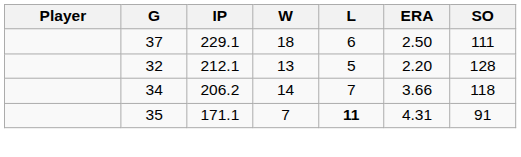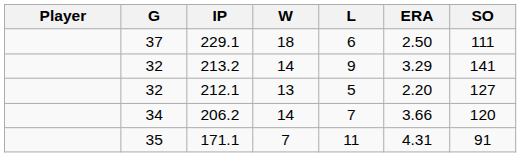+ row: (220, 66)
(483, 66) 128 -> (483, 90) 127
(483, 90) 118 -> (483, 115) 120
(351, 115) bold -> (351, 139) normal
